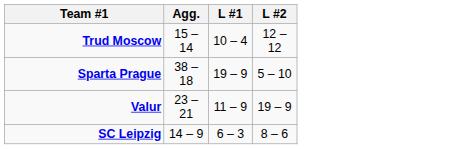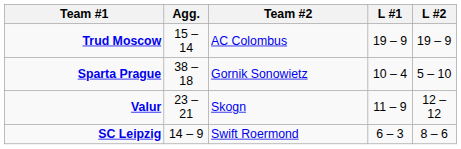+ column: (288, 14)
(230, 40) 10 – 4 -> (390, 40) 19 – 9
(275, 40) 12 – 12 -> (434, 40) 19 – 9
(230, 74) 19 – 9 -> (390, 74) 10 – 4
(275, 107) 19 – 9 -> (434, 107) 12 – 12
